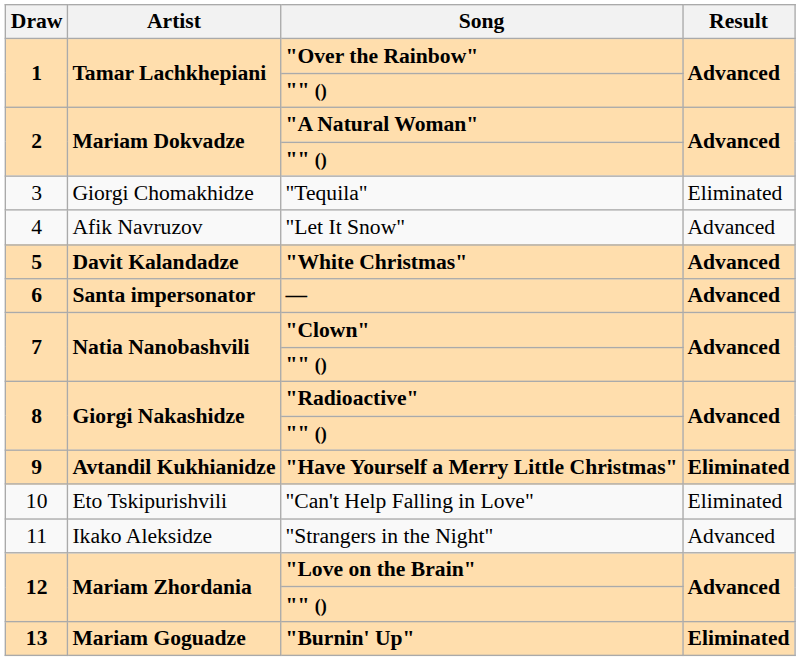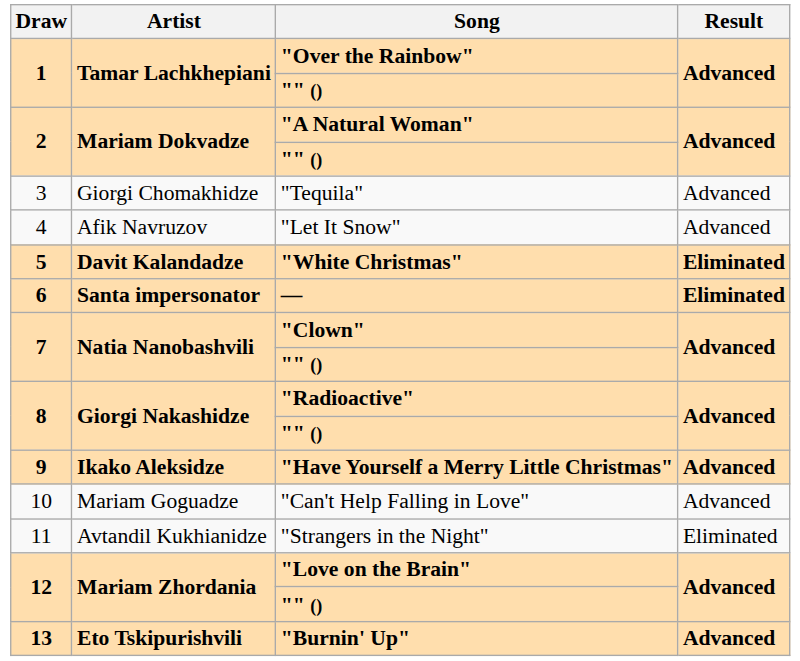(735, 192) Eliminated -> (727, 192) Advanced
(734, 261) Advanced -> (734, 261) Eliminated
(734, 295) Advanced -> (734, 295) Eliminated
(174, 466) Avtandil Kukhianidze -> (151, 466) Ikako Aleksidze
(739, 466) Eliminated -> (729, 466) Advanced
(150, 501) Eto Tskipurishvili -> (158, 501) Mariam Goguadze
(735, 501) Eliminated -> (727, 501) Advanced
(142, 535) Ikako Aleksidze -> (172, 535) Avtandil Kukhianidze
(731, 535) Advanced -> (730, 535) Eliminated
(159, 638) Mariam Goguadze -> (160, 638) Eto Tskipurishvili
(739, 638) Eliminated -> (729, 638) Advanced
